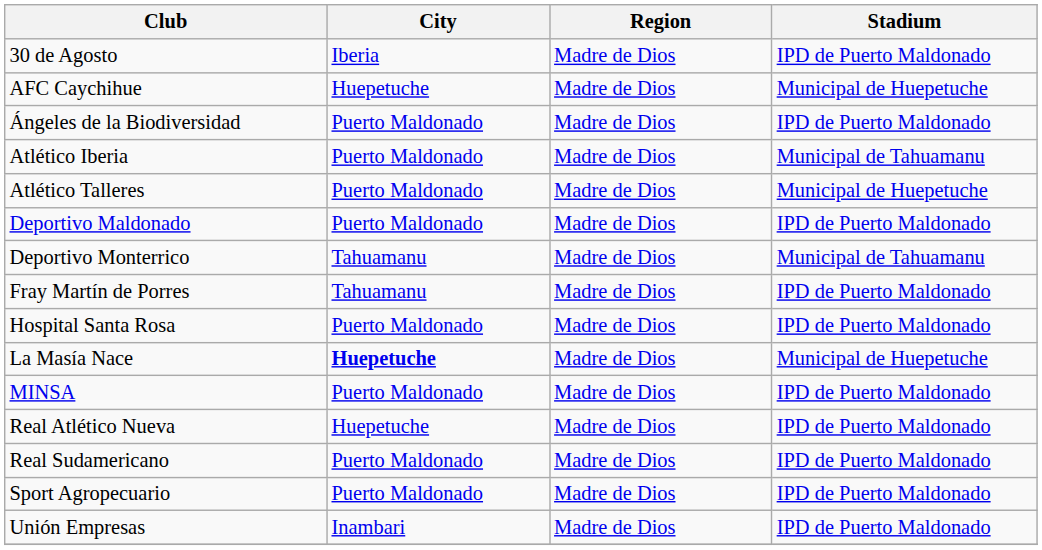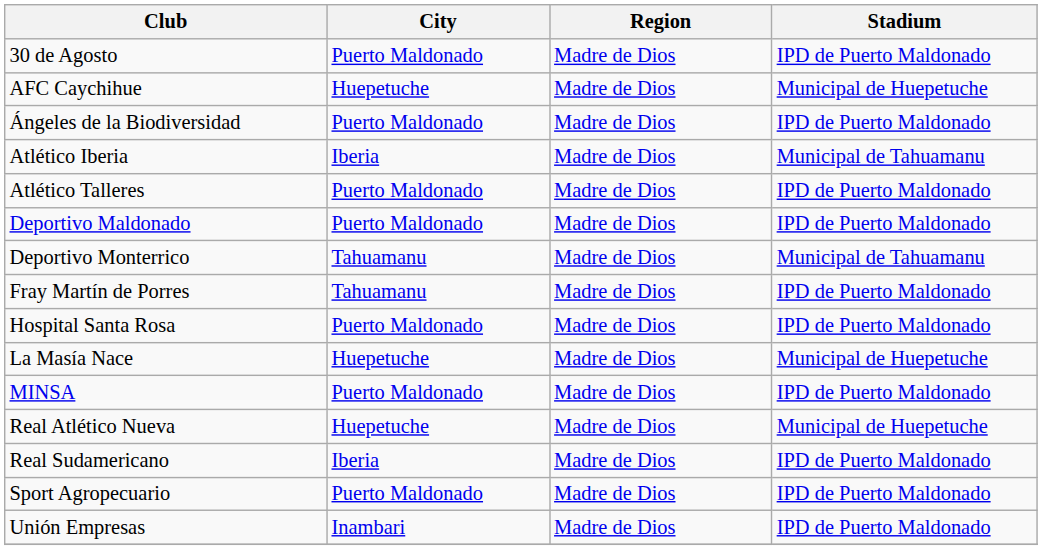(355, 55) Iberia -> (407, 55) Puerto Maldonado
(407, 156) Puerto Maldonado -> (355, 156) Iberia
(882, 190) Municipal de Huepetuche -> (884, 190) IPD de Puerto Maldonado
(384, 359) bold -> (380, 359) normal
(884, 426) IPD de Puerto Maldonado -> (882, 426) Municipal de Huepetuche
(407, 460) Puerto Maldonado -> (355, 460) Iberia
